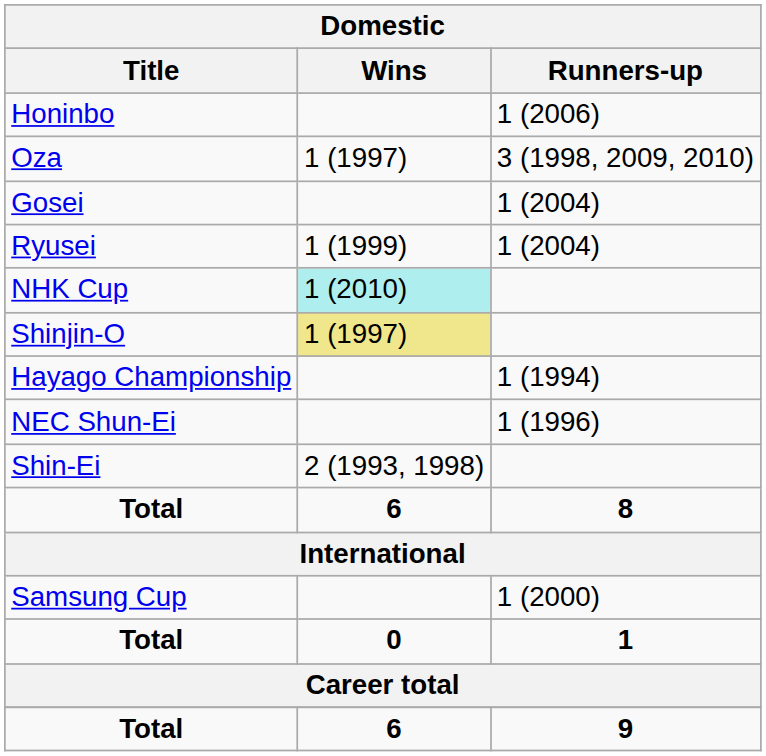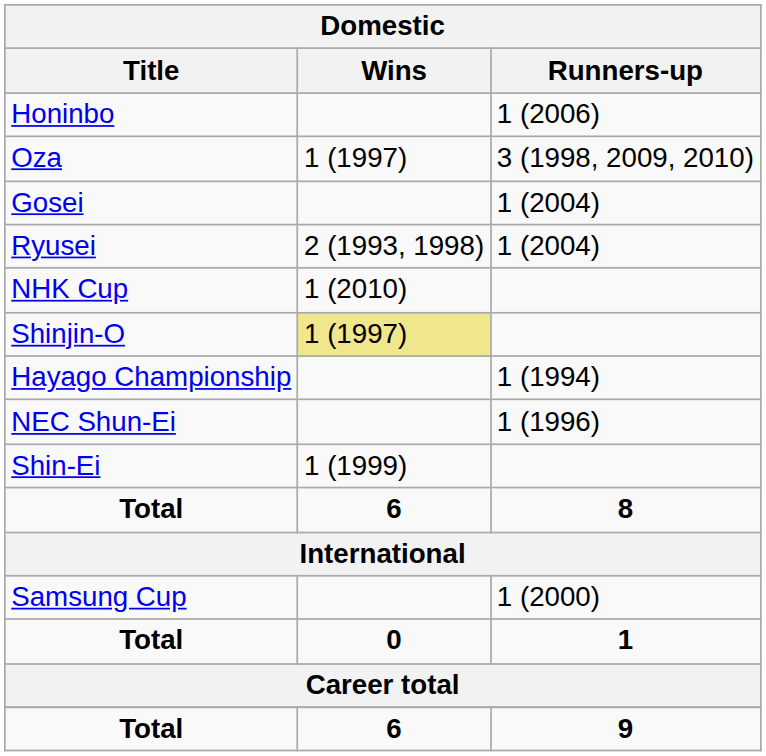(356, 245) 1 (1999) -> (394, 245) 2 (1993, 1998)
(356, 289) paleturquoise background -> (356, 289) no background
(394, 465) 2 (1993, 1998) -> (356, 465) 1 (1999)
